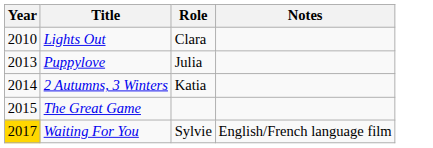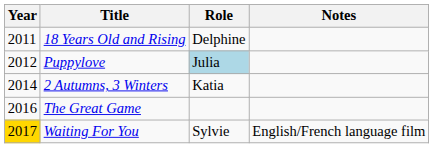- row: (75, 39)
+ row: (115, 39)
(22, 62) 2013 -> (22, 62) 2012
(188, 62) no background -> (206, 62) lightblue background
(22, 108) 2015 -> (22, 108) 2016
